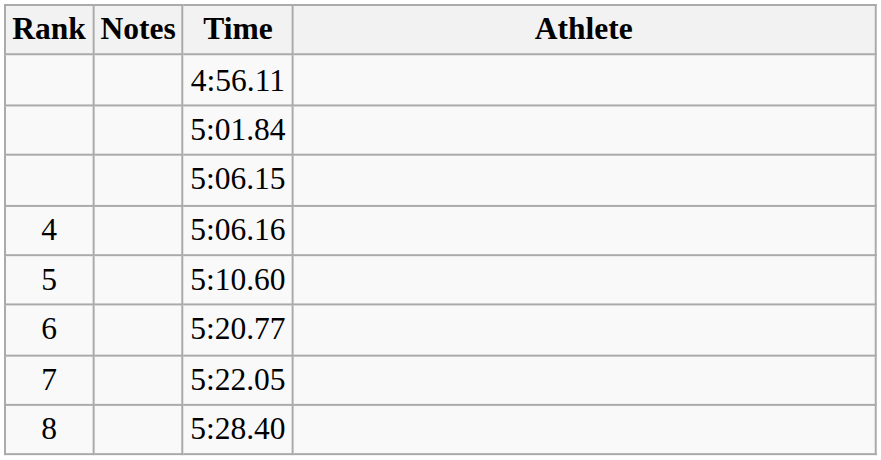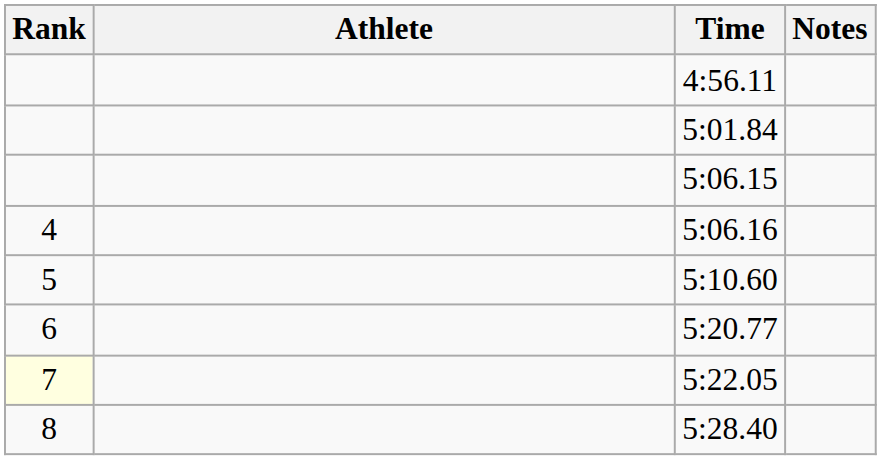columns swapped: (584, 29) <-> (138, 29)
(49, 379) no background -> (49, 379) lightyellow background
